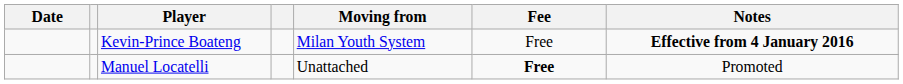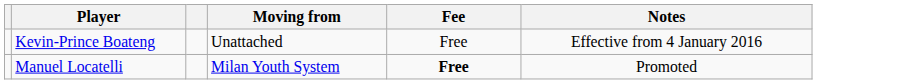- column: (47, 16)
(361, 41) Milan Youth System -> (247, 41) Unattached
(752, 41) bold -> (667, 41) normal
(332, 66) Unattached -> (275, 66) Milan Youth System
